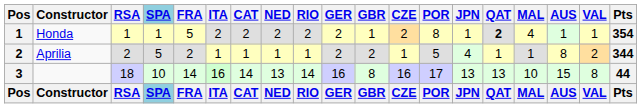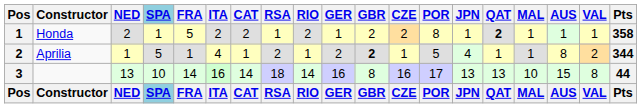columns swapped: (127, 14) <-> (278, 14)
(338, 34) 2 -> (338, 34) 1
(372, 34) 1 -> (372, 34) 2
(531, 34) 4 -> (531, 34) 1
(623, 34) 354 -> (623, 34) 358
(190, 53) 2 -> (190, 53) 1
(218, 53) 1 -> (218, 53) 4
(372, 53) normal -> (372, 53) bold
